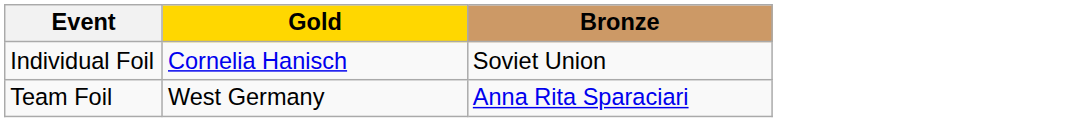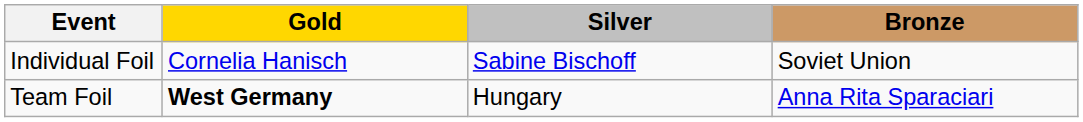+ column: (620, 23)
(246, 97) normal -> (250, 97) bold
